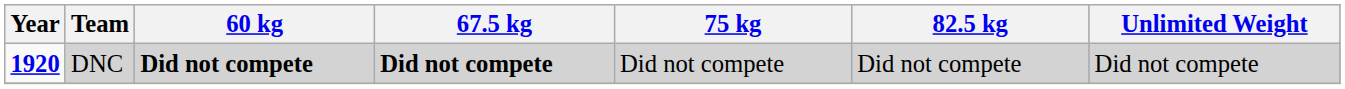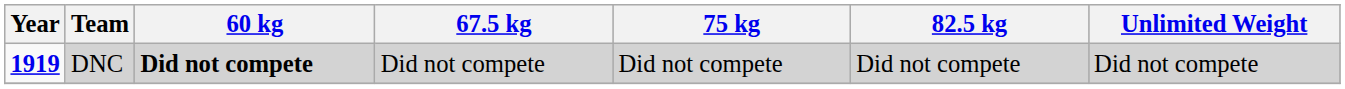(35, 63) 1920 -> (35, 63) 1919
(466, 63) bold -> (463, 63) normal
